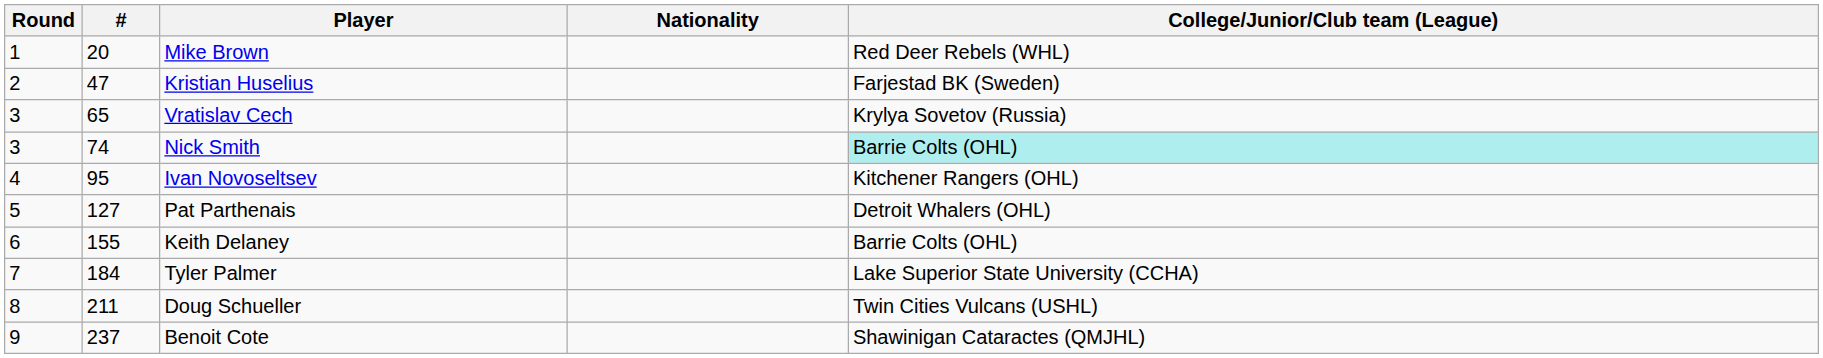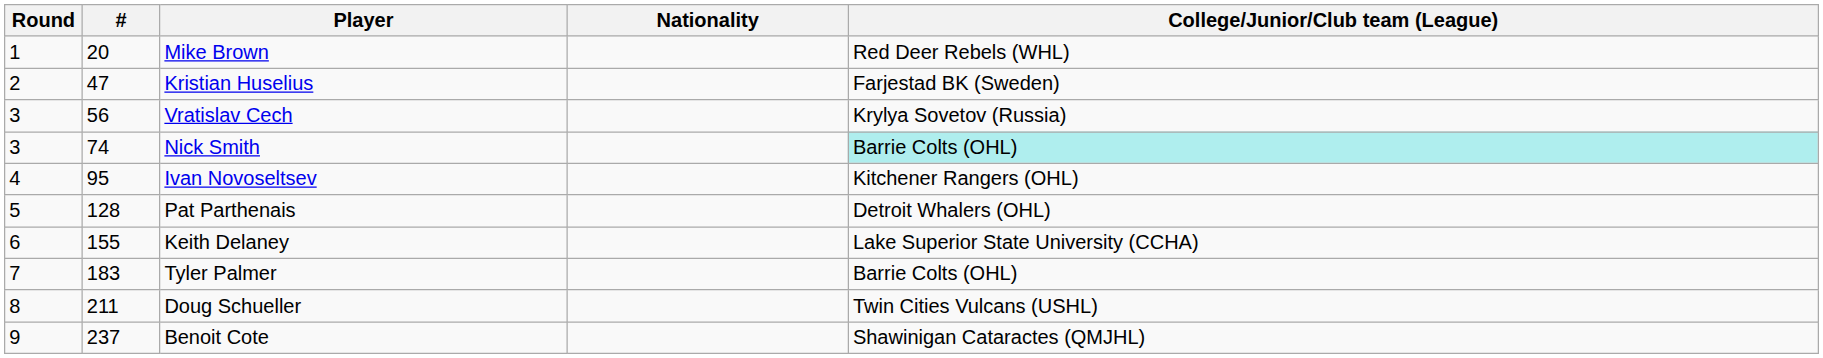(98, 115) 65 -> (98, 115) 56
(104, 210) 127 -> (104, 210) 128
(935, 242) Barrie Colts (OHL) -> (1026, 242) Lake Superior State University (CCHA)
(104, 274) 184 -> (104, 274) 183
(1026, 274) Lake Superior State University (CCHA) -> (935, 274) Barrie Colts (OHL)
